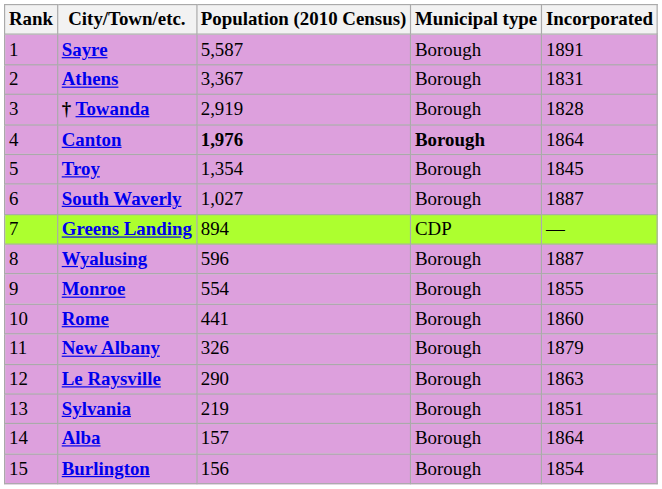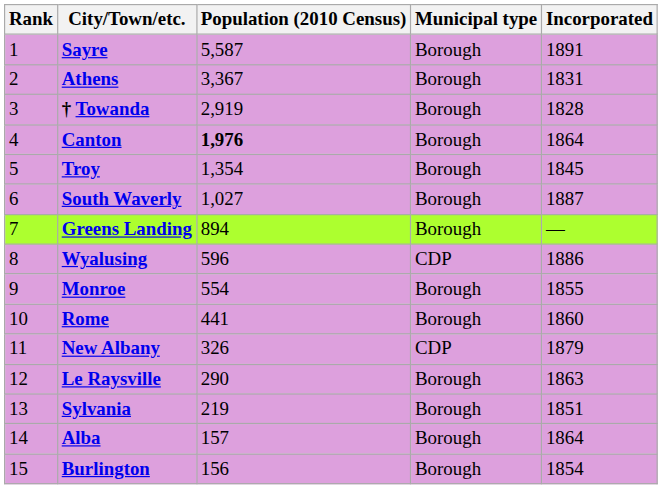(450, 139) bold -> (448, 139) normal
(433, 229) CDP -> (448, 229) Borough
(448, 259) Borough -> (433, 259) CDP
(565, 259) 1887 -> (565, 259) 1886
(448, 348) Borough -> (433, 348) CDP
